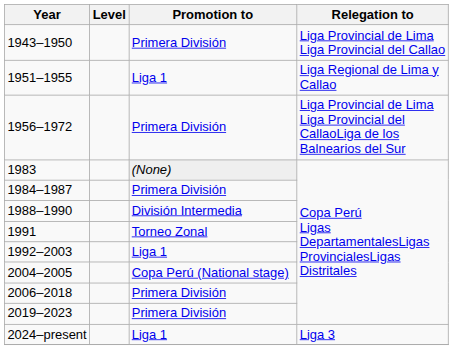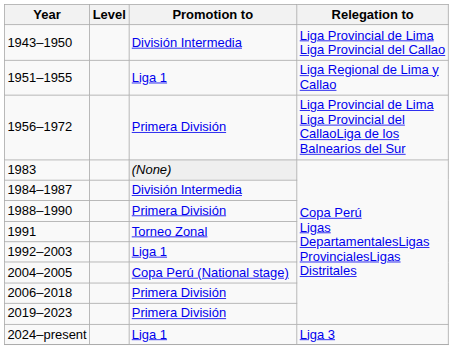(179, 42) Primera División -> (187, 42) División Intermedia
(179, 190) Primera División -> (187, 190) División Intermedia
(187, 210) División Intermedia -> (179, 210) Primera División
